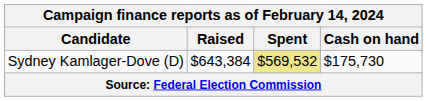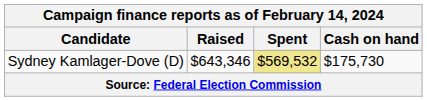(220, 61) $643,384 -> (220, 61) $643,346
